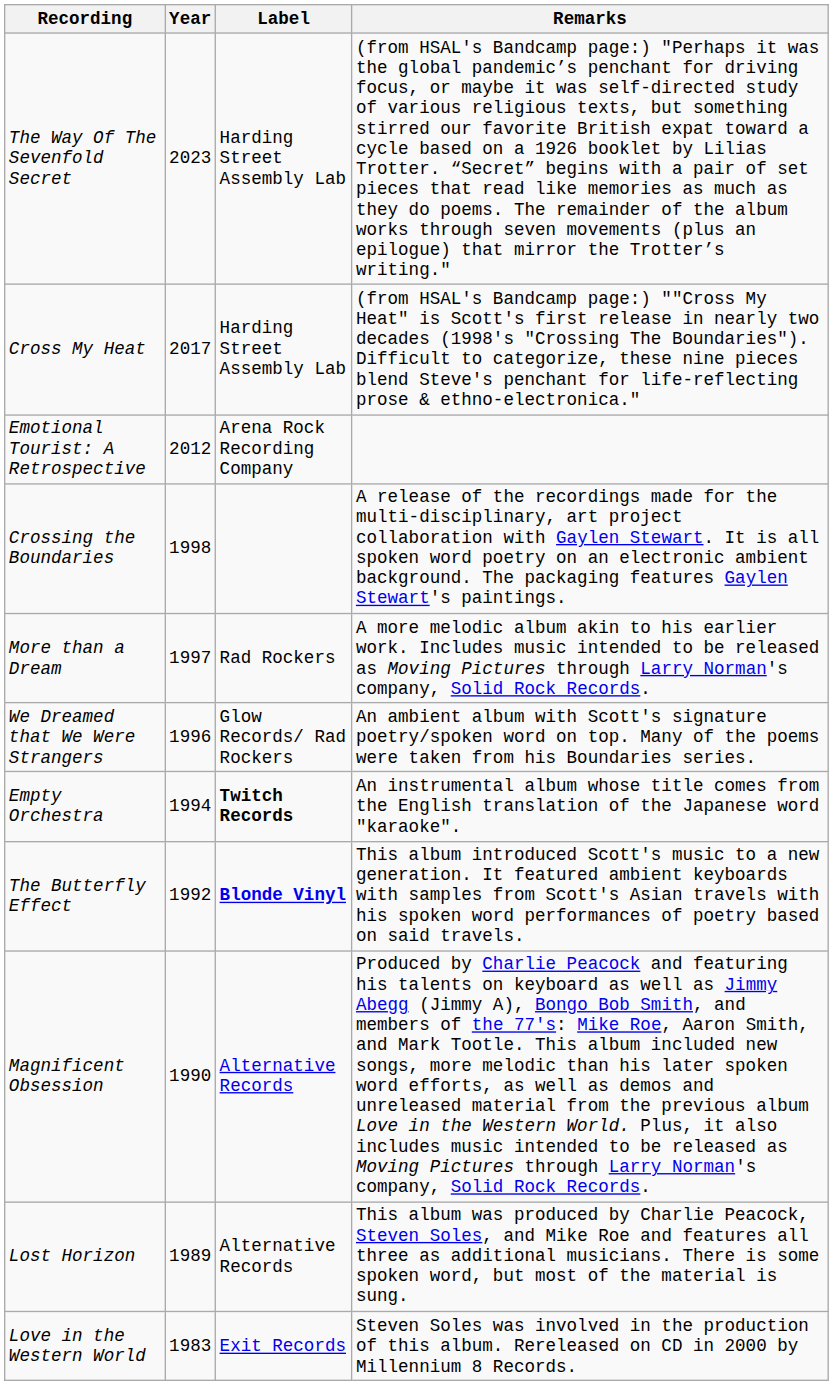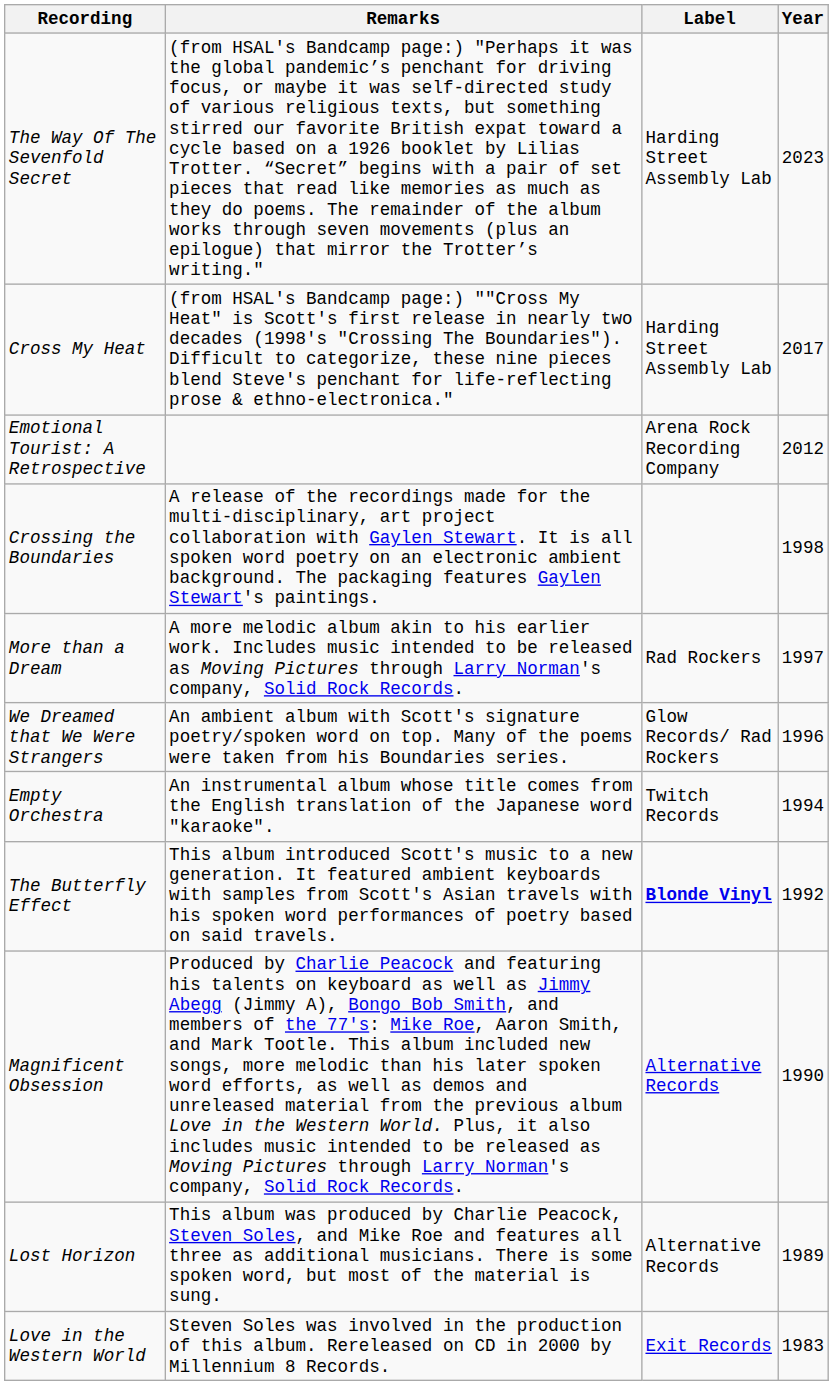columns swapped: (190, 19) <-> (590, 19)
(256, 806) bold -> (682, 806) normal
